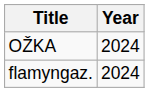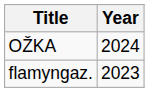(120, 73) 2024 -> (120, 73) 2023
